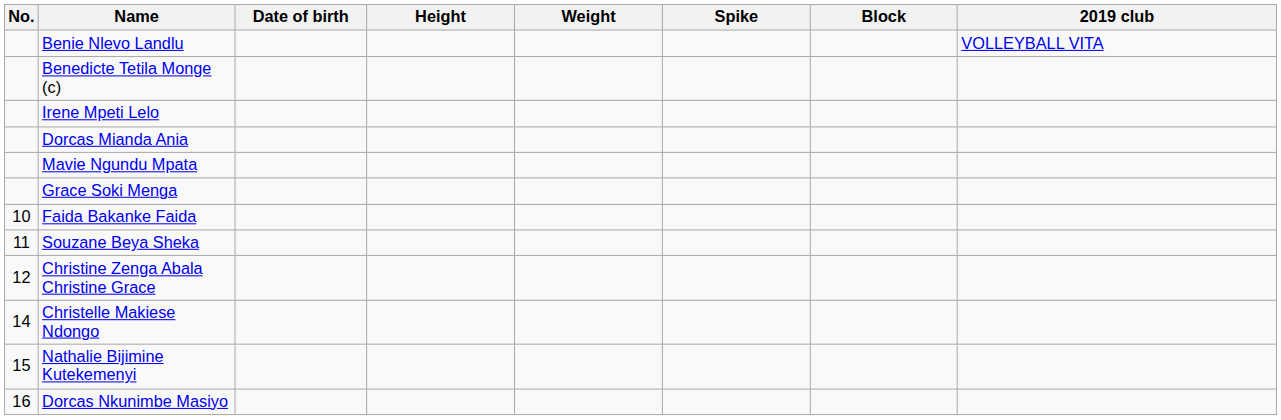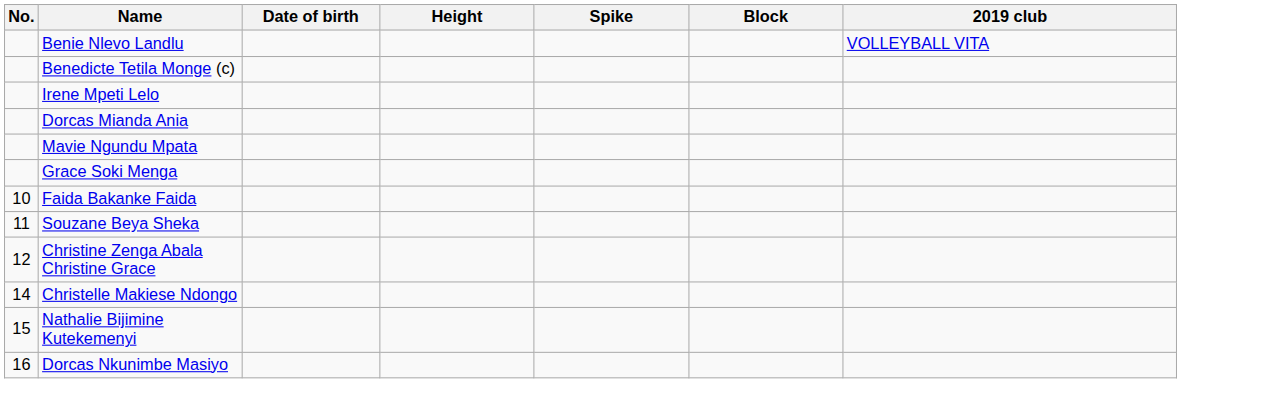- column: (589, 17)
